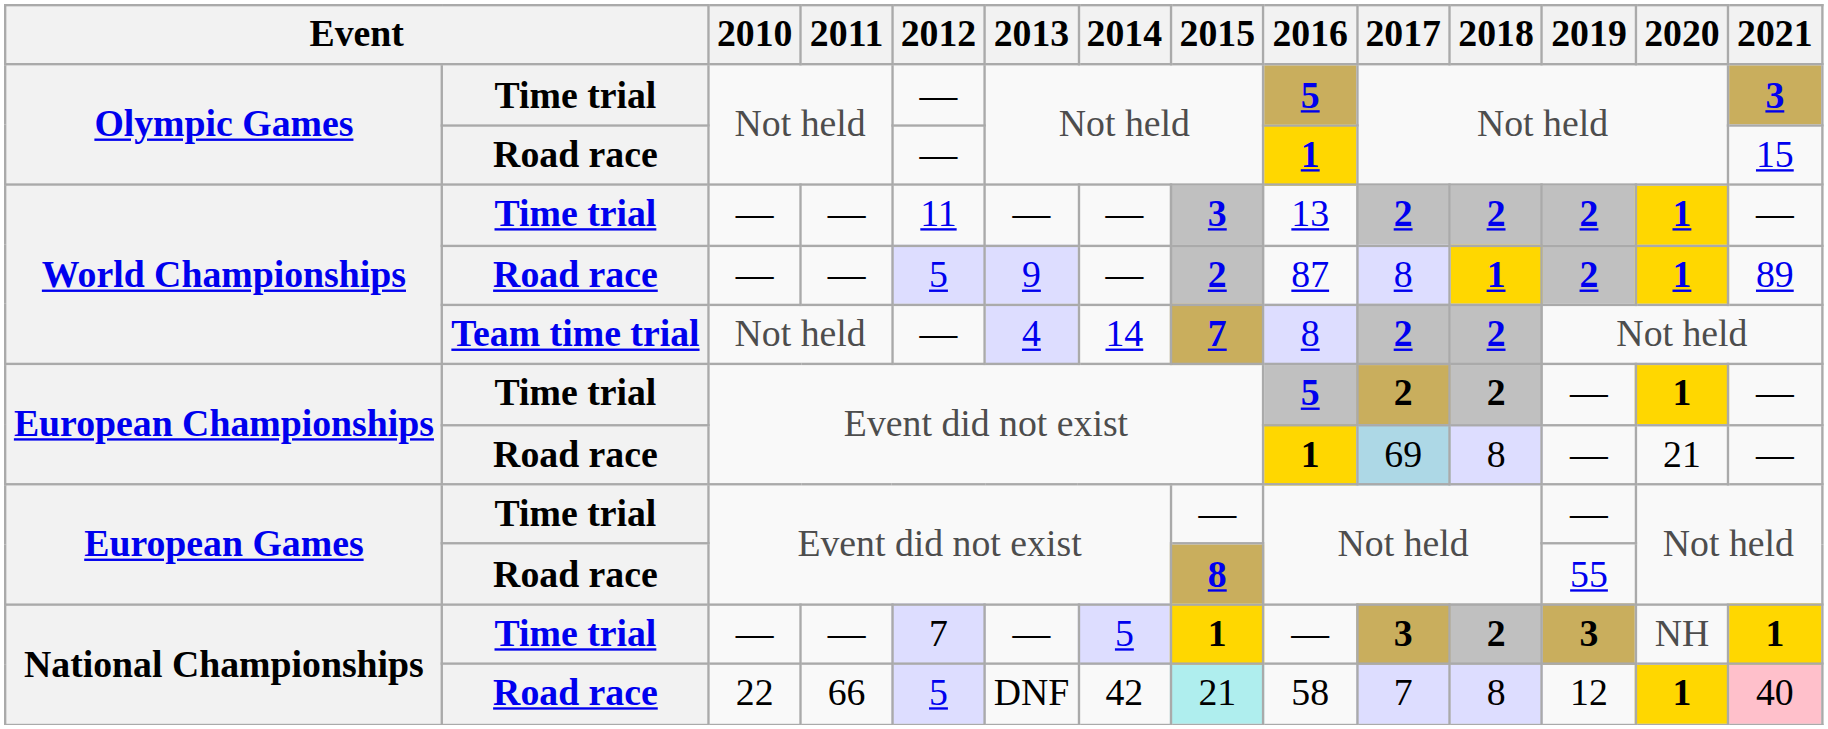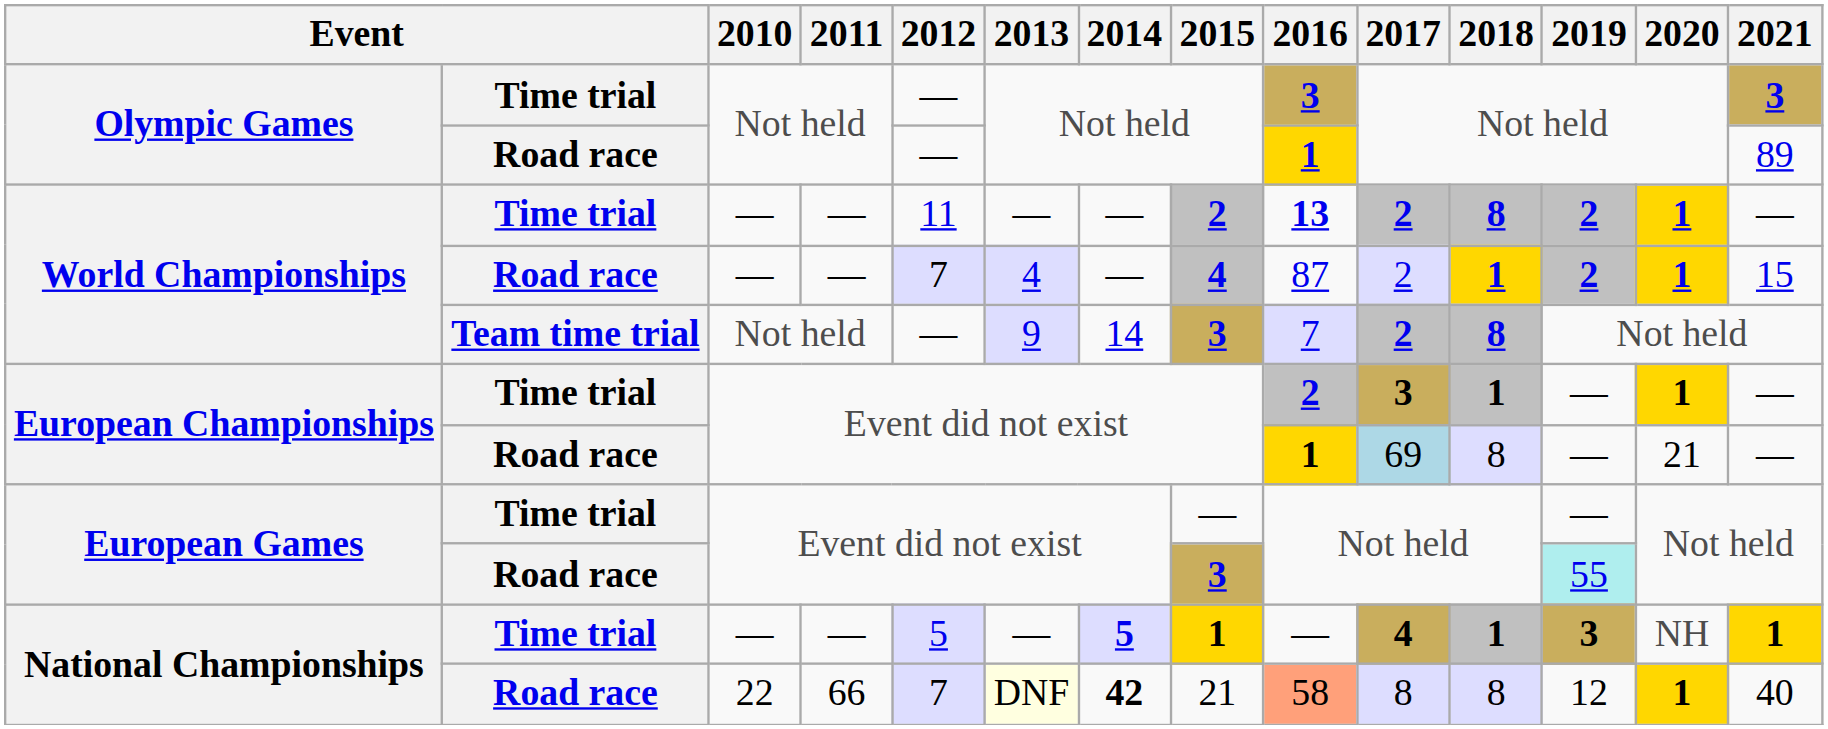(1310, 94) 5 -> (1310, 94) 3
(1775, 154) 15 -> (1775, 154) 89
(1217, 214) 3 -> (1217, 214) 2
(1310, 214) normal -> (1310, 214) bold
(1496, 214) 2 -> (1496, 214) 8
(938, 273) 5 -> (938, 273) 7
(1031, 273) 9 -> (1031, 273) 4
(1217, 273) 2 -> (1217, 273) 4
(1403, 273) 8 -> (1403, 273) 2
(1775, 273) 89 -> (1775, 273) 15
(1031, 333) 4 -> (1031, 333) 9
(1217, 333) 7 -> (1217, 333) 3
(1310, 333) 8 -> (1310, 333) 7
(1496, 333) 2 -> (1496, 333) 8
(1310, 393) 5 -> (1310, 393) 2
(1403, 393) 2 -> (1403, 393) 3
(1496, 393) 2 -> (1496, 393) 1
(1217, 573) 8 -> (1217, 573) 3
(1589, 573) no background -> (1589, 573) paleturquoise background
(938, 633) 7 -> (938, 633) 5
(1124, 633) normal -> (1124, 633) bold
(1403, 633) 3 -> (1403, 633) 4
(1496, 633) 2 -> (1496, 633) 1
(938, 693) 5 -> (938, 693) 7
(1031, 693) no background -> (1031, 693) lightyellow background
(1124, 693) normal -> (1124, 693) bold
(1217, 693) paleturquoise background -> (1217, 693) no background
(1310, 693) no background -> (1310, 693) lightsalmon background
(1403, 693) 7 -> (1403, 693) 8
(1775, 693) pink background -> (1775, 693) no background
